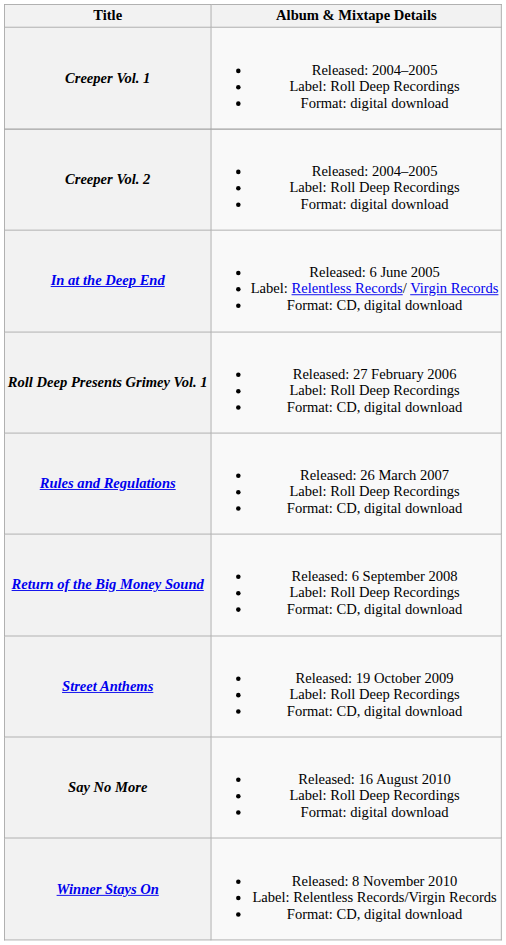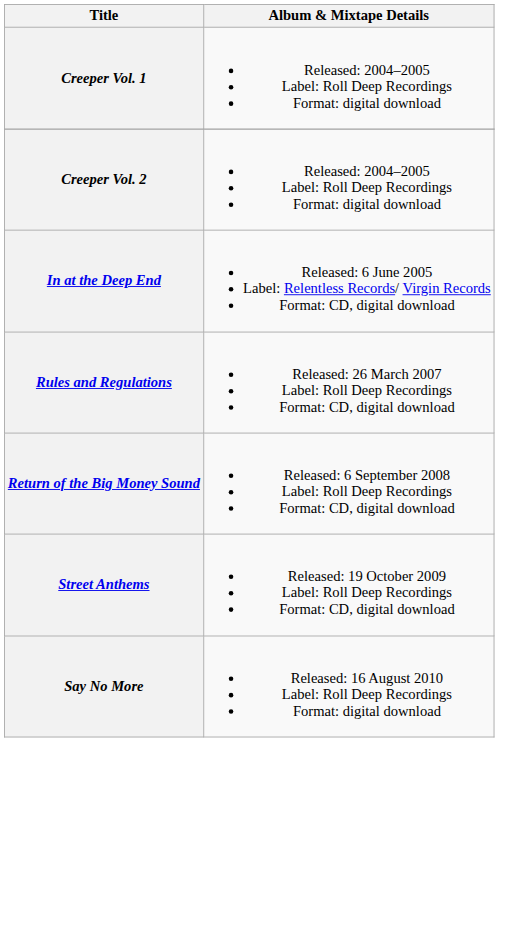- row: (108, 382)
- row: (108, 889)
